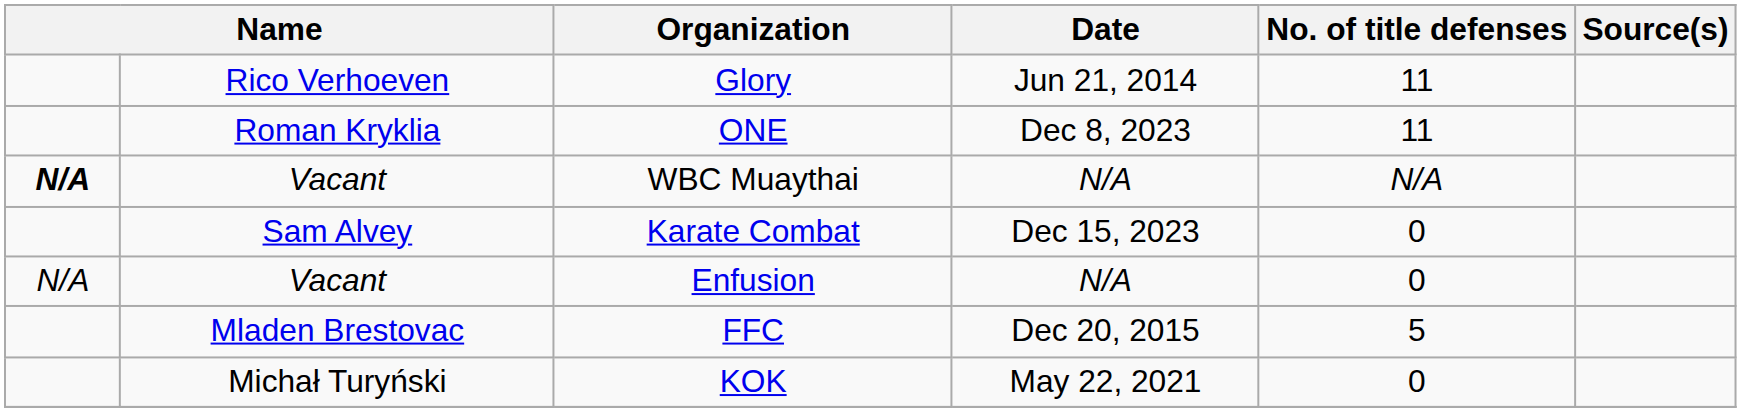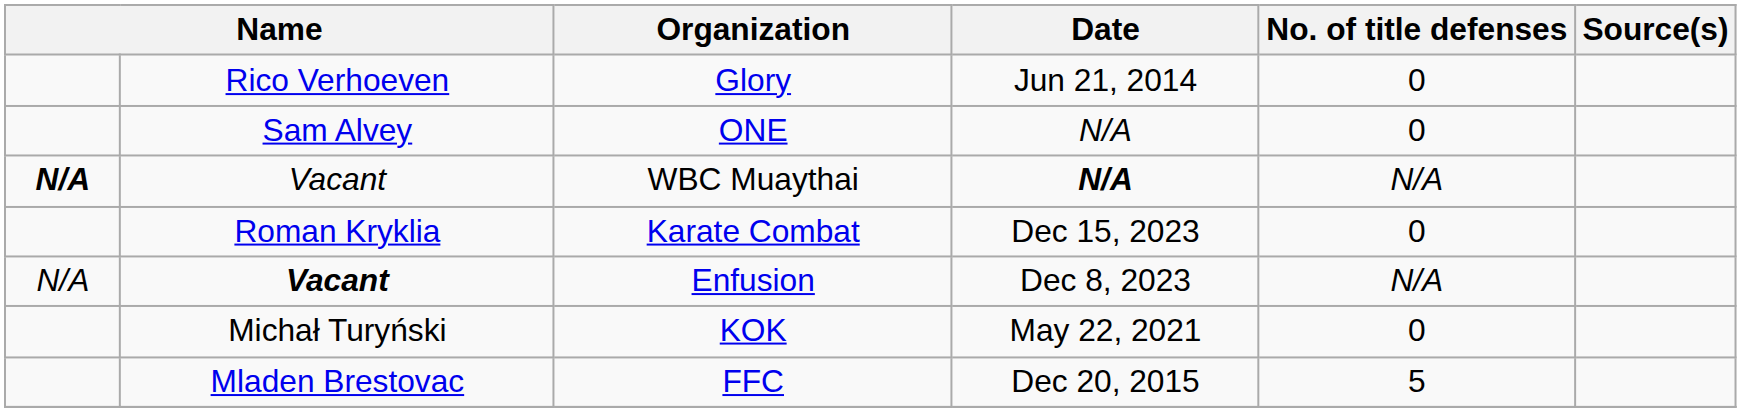(1417, 79) 11 -> (1417, 79) 0
(337, 130) Roman Kryklia -> (337, 130) Sam Alvey
(1105, 130) Dec 8, 2023 -> (1105, 130) N/A
(1417, 130) 11 -> (1417, 130) 0
(1105, 180) normal -> (1105, 180) bold
(337, 230) Sam Alvey -> (337, 230) Roman Kryklia
(337, 280) normal -> (337, 280) bold
(1105, 280) N/A -> (1105, 280) Dec 8, 2023
(1417, 280) 0 -> (1417, 280) N/A
rows swapped: (753, 331) <-> (753, 381)
